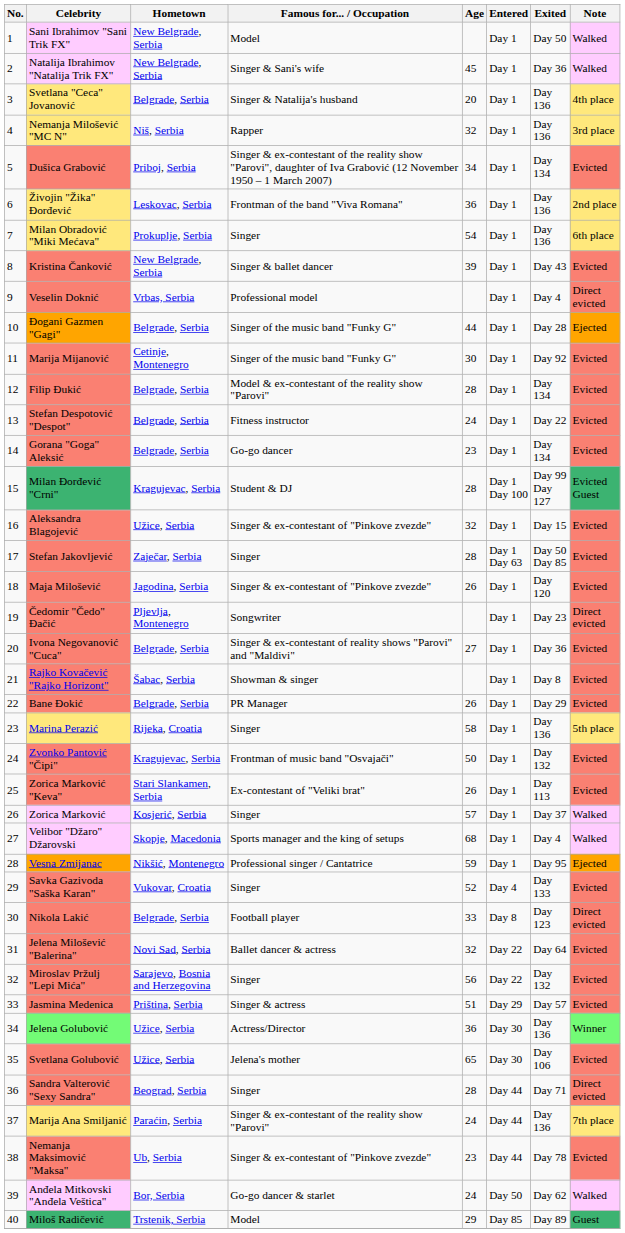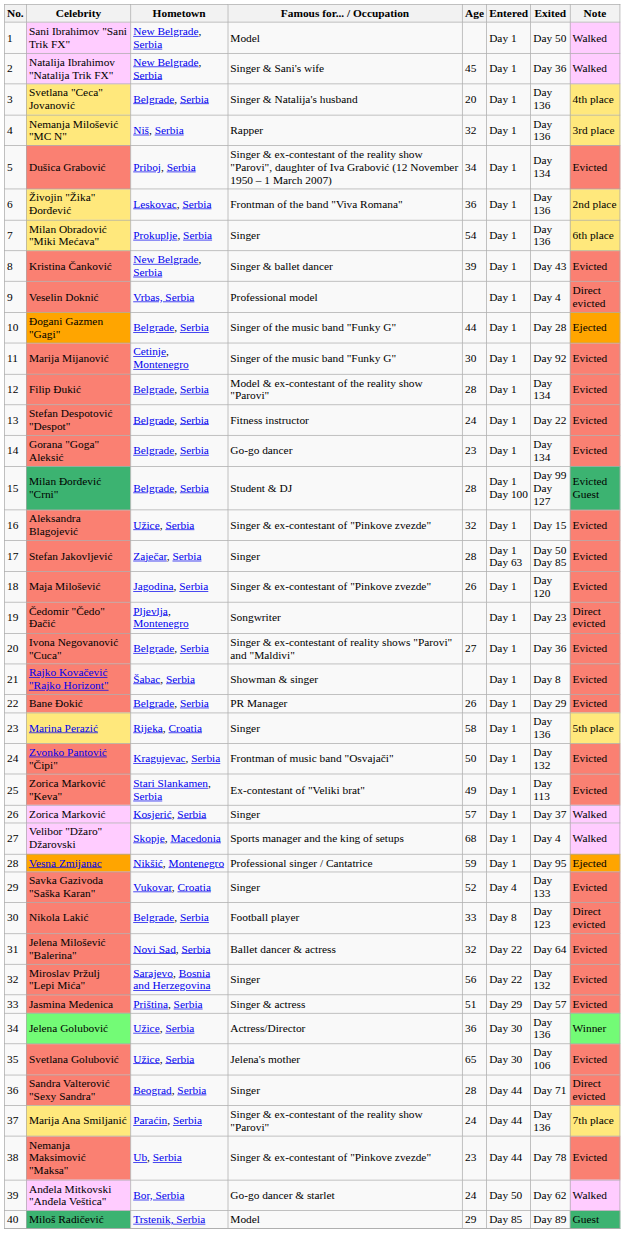(177, 488) Kragujevac, Serbia -> (171, 488) Belgrade, Serbia
(471, 789) 26 -> (471, 789) 49
